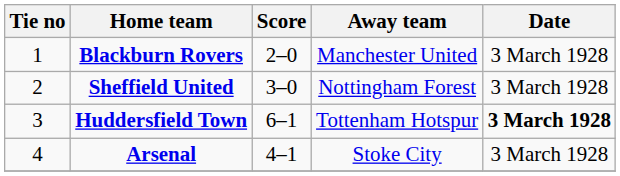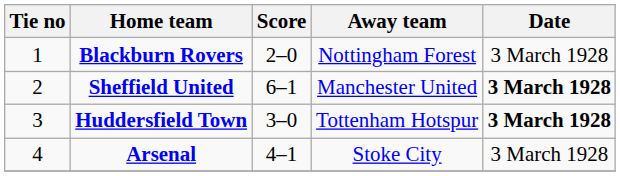(397, 54) Manchester United -> (397, 54) Nottingham Forest
(282, 87) 3–0 -> (282, 87) 6–1
(397, 87) Nottingham Forest -> (397, 87) Manchester United
(549, 87) normal -> (549, 87) bold
(282, 120) 6–1 -> (282, 120) 3–0
